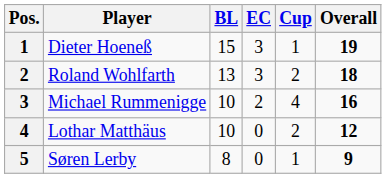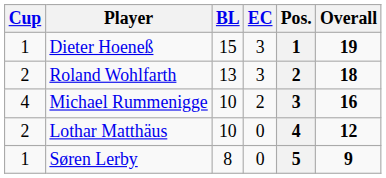columns swapped: (24, 18) <-> (295, 18)
